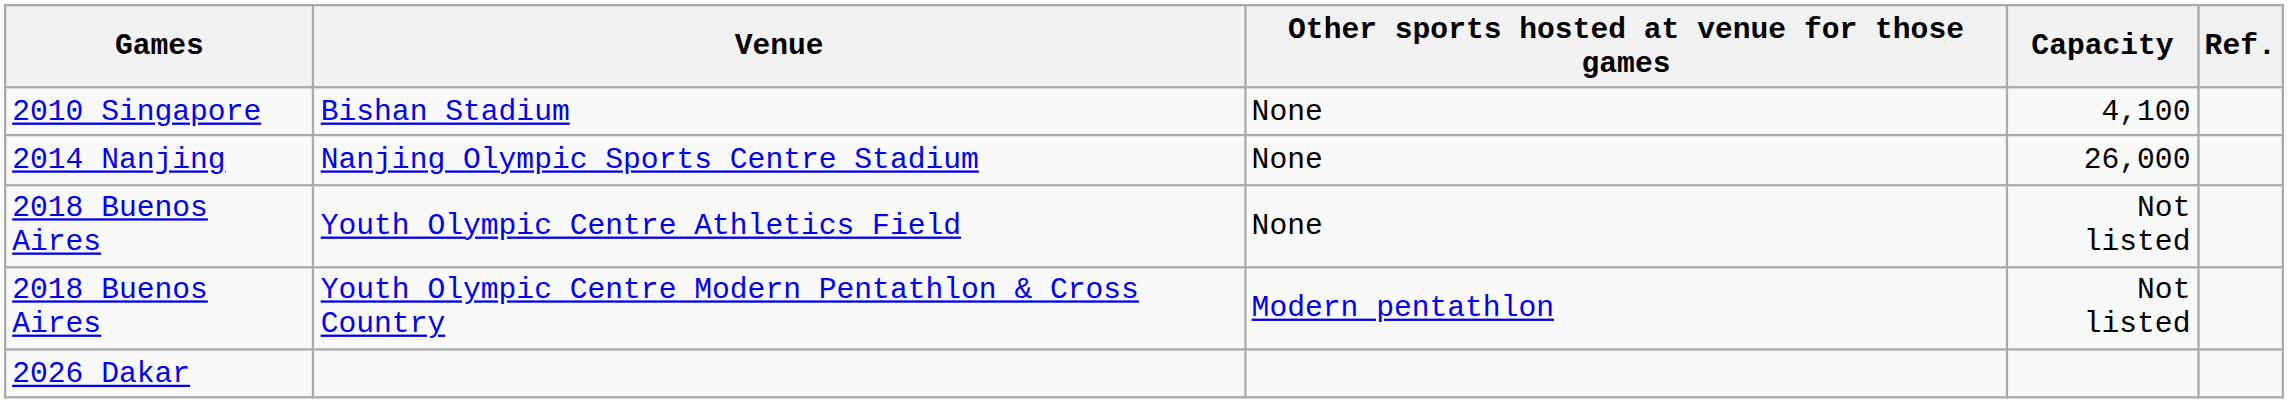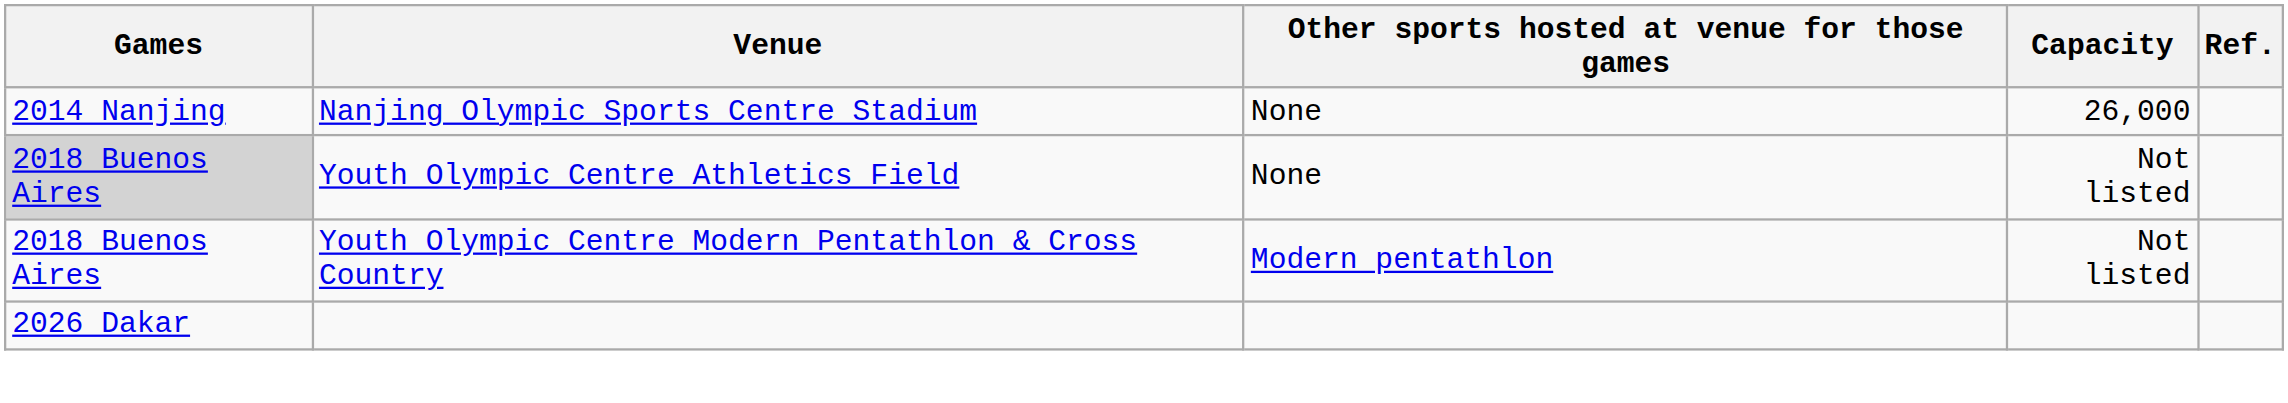- row: (445, 112)
(110, 226) no background -> (110, 177) lightgrey background
